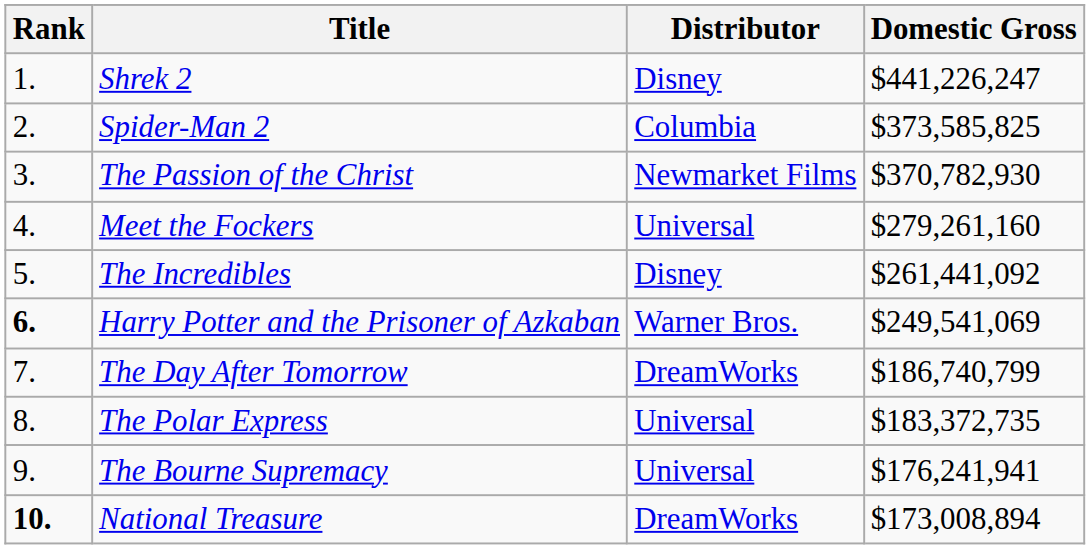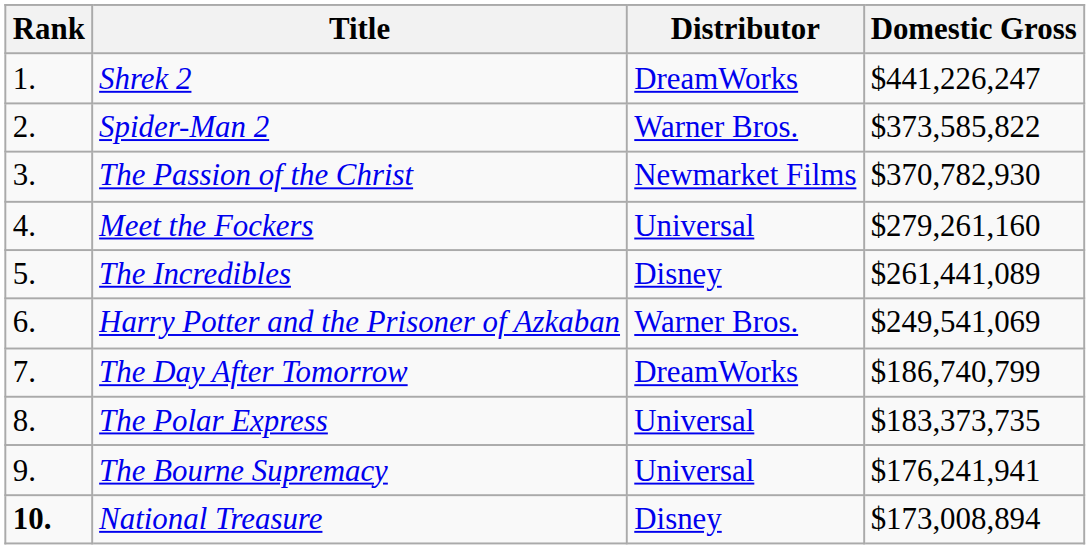(678, 77) Disney -> (716, 77) DreamWorks
(695, 126) Columbia -> (716, 126) Warner Bros.
(956, 126) $373,585,825 -> (956, 126) $373,585,822
(956, 273) $261,441,092 -> (956, 273) $261,441,089
(24, 322) bold -> (24, 322) normal
(956, 420) $183,372,735 -> (956, 420) $183,373,735
(716, 518) DreamWorks -> (678, 518) Disney
